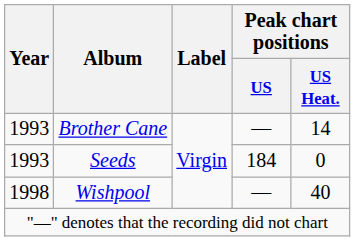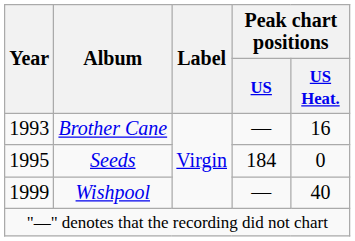(320, 128) 14 -> (320, 128) 16
(29, 160) 1993 -> (29, 160) 1995
(29, 192) 1998 -> (29, 192) 1999
